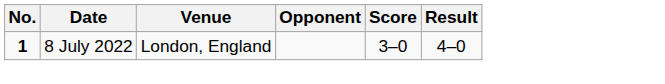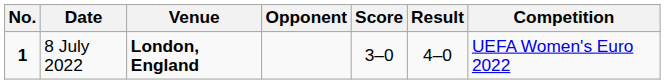+ column: (564, 18)
(206, 45) normal -> (165, 55) bold
